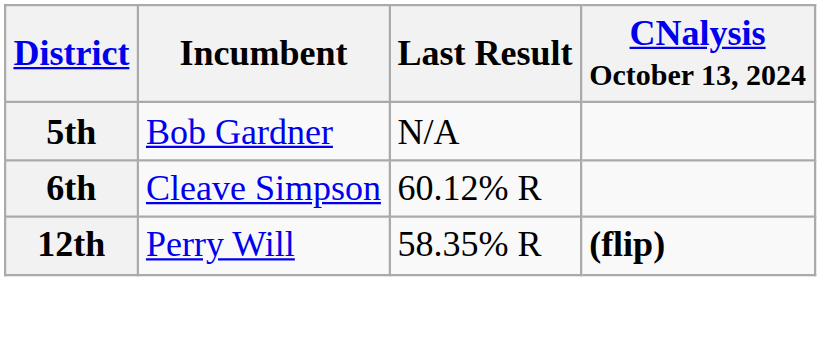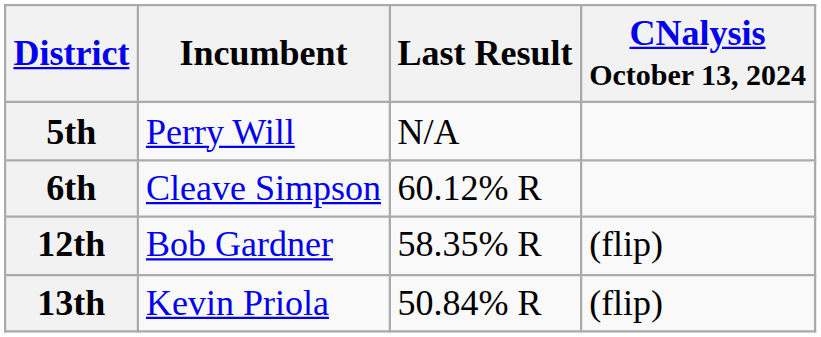(239, 130) Bob Gardner -> (220, 130) Perry Will
(220, 244) Perry Will -> (239, 244) Bob Gardner
(627, 244) bold -> (626, 244) normal
+ row: (71, 301)
